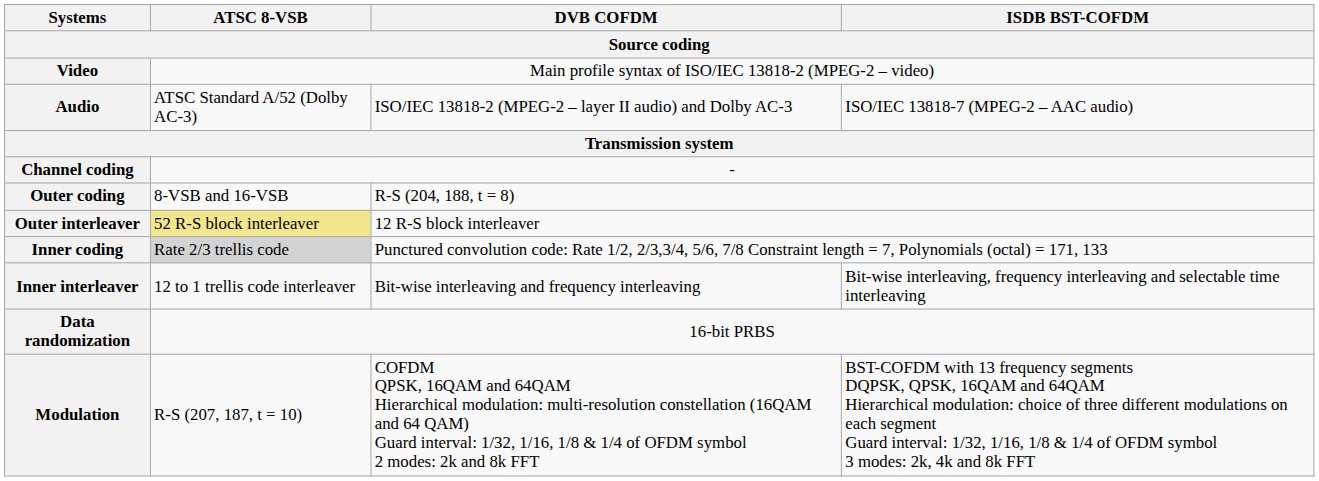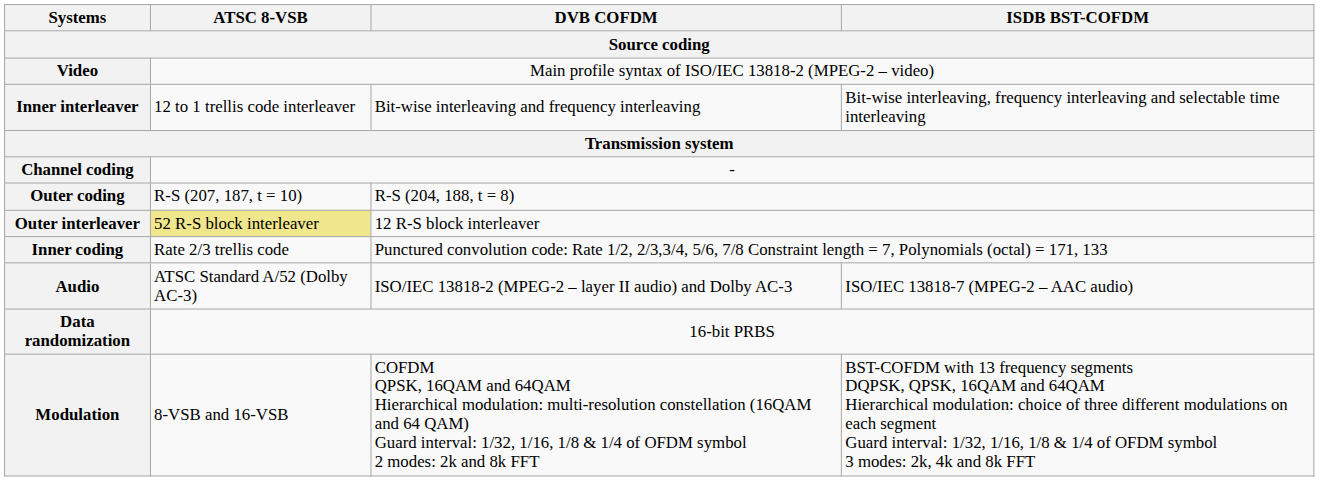rows swapped: (77, 107) <-> (77, 285)
(221, 196) 8-VSB and 16-VSB -> (228, 196) R-S (207, 187, t = 10)
(222, 249) lightgrey background -> (222, 249) no background
(228, 414) R-S (207, 187, t = 10) -> (221, 414) 8-VSB and 16-VSB
